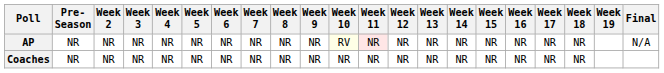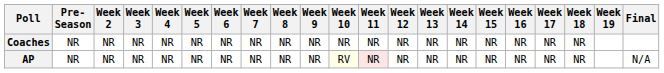rows swapped: (28, 42) <-> (28, 59)
